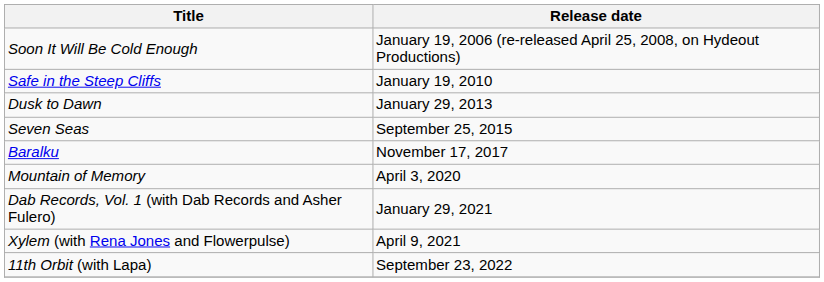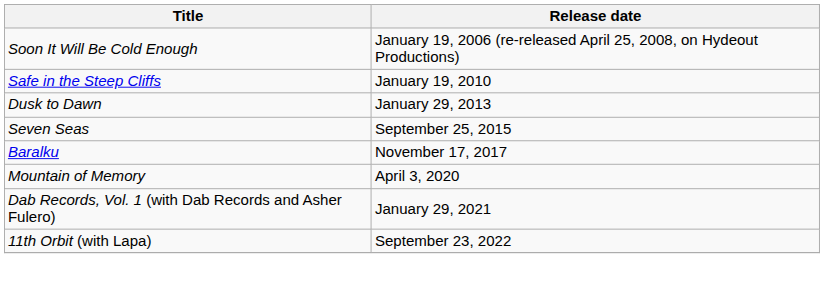- row: (149, 241)
